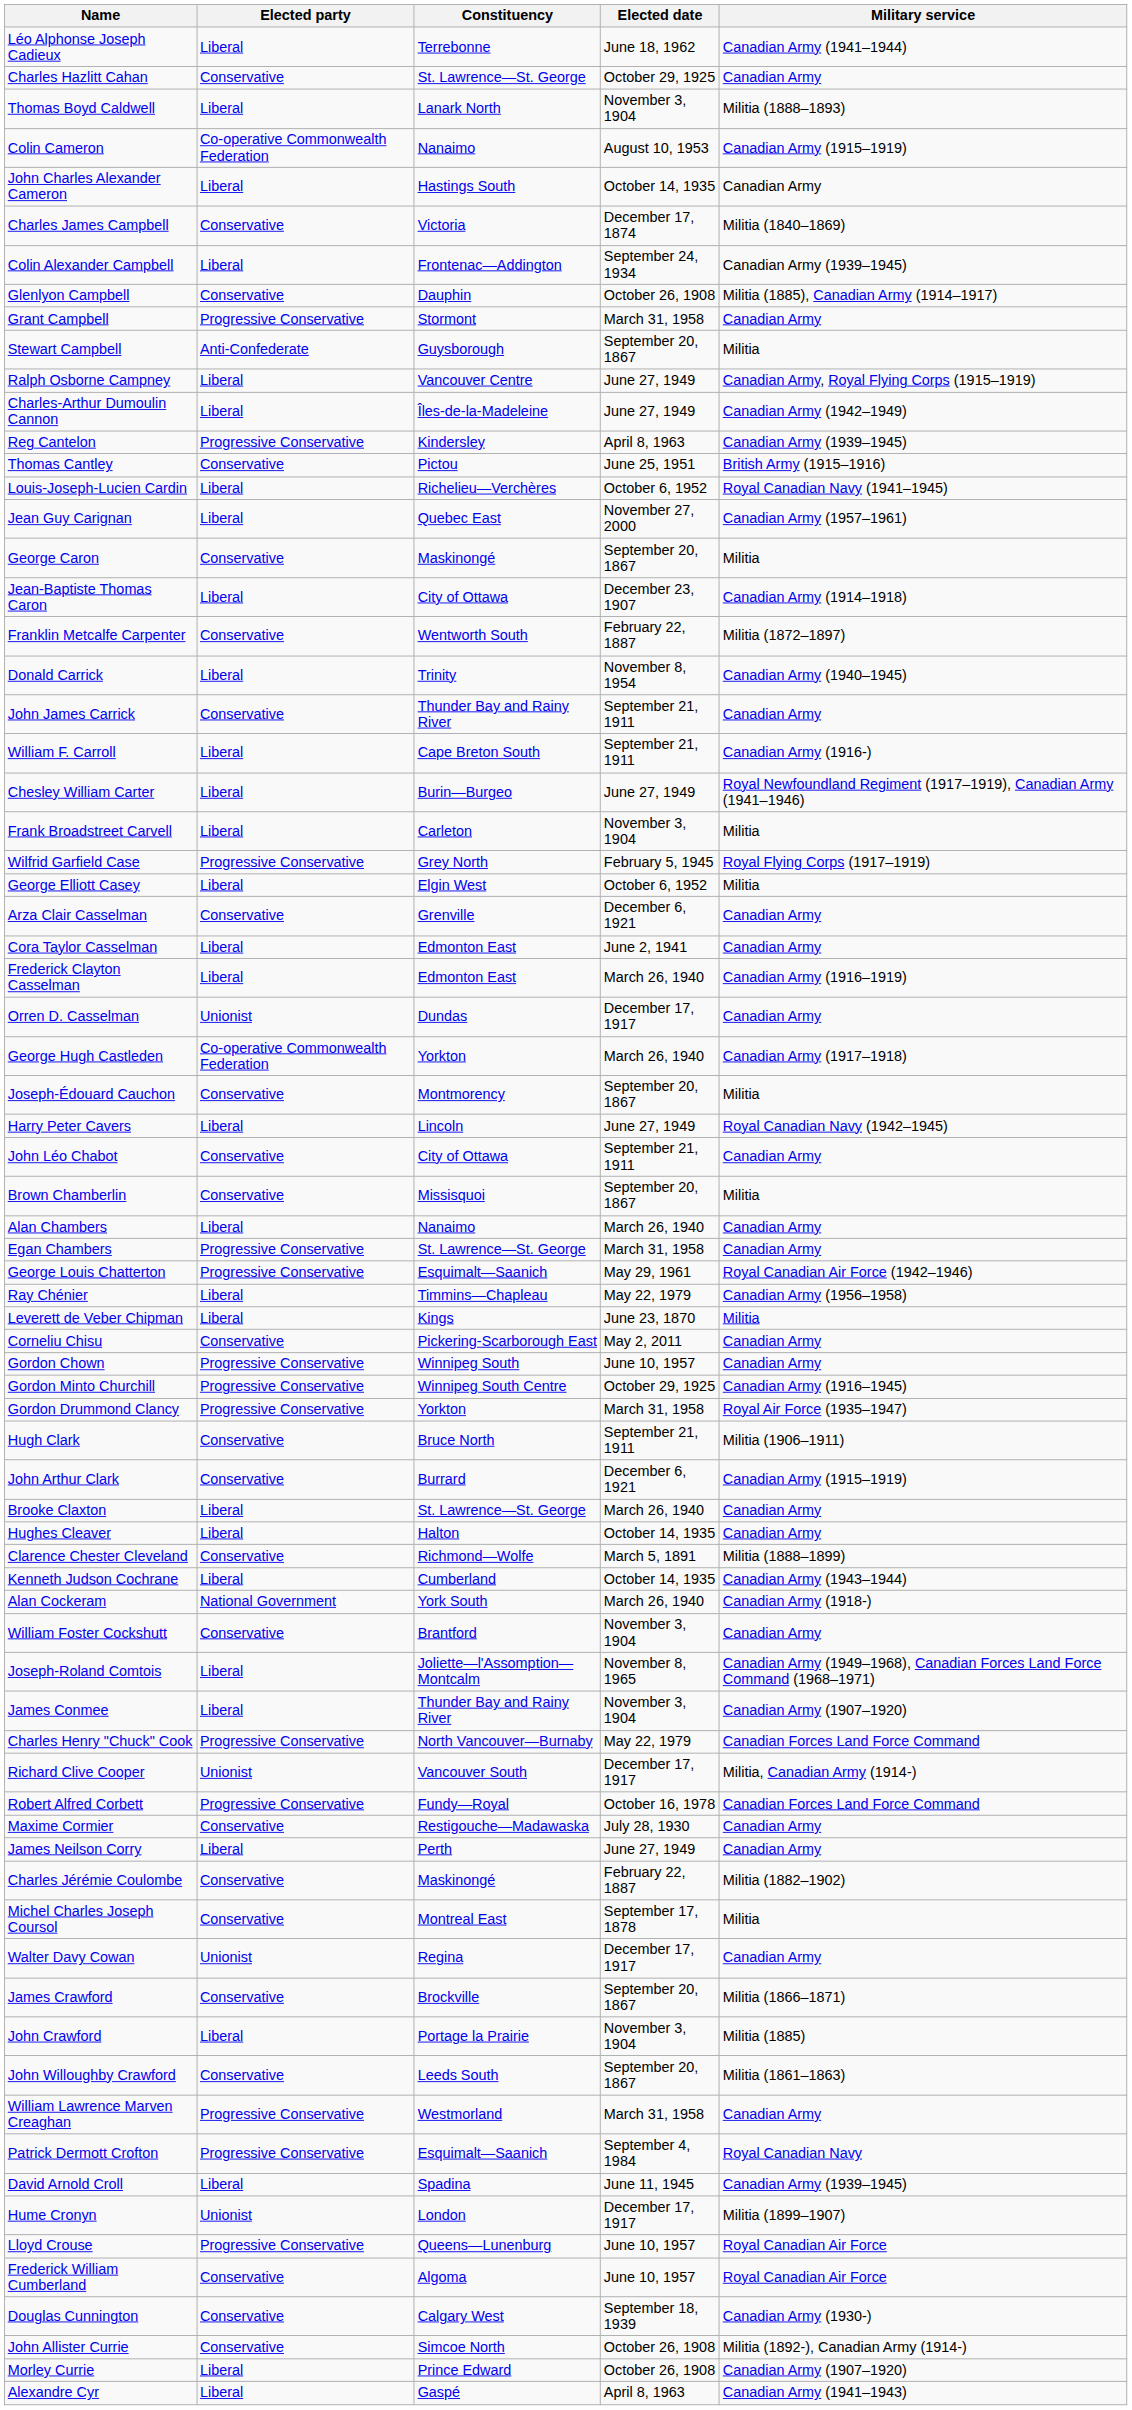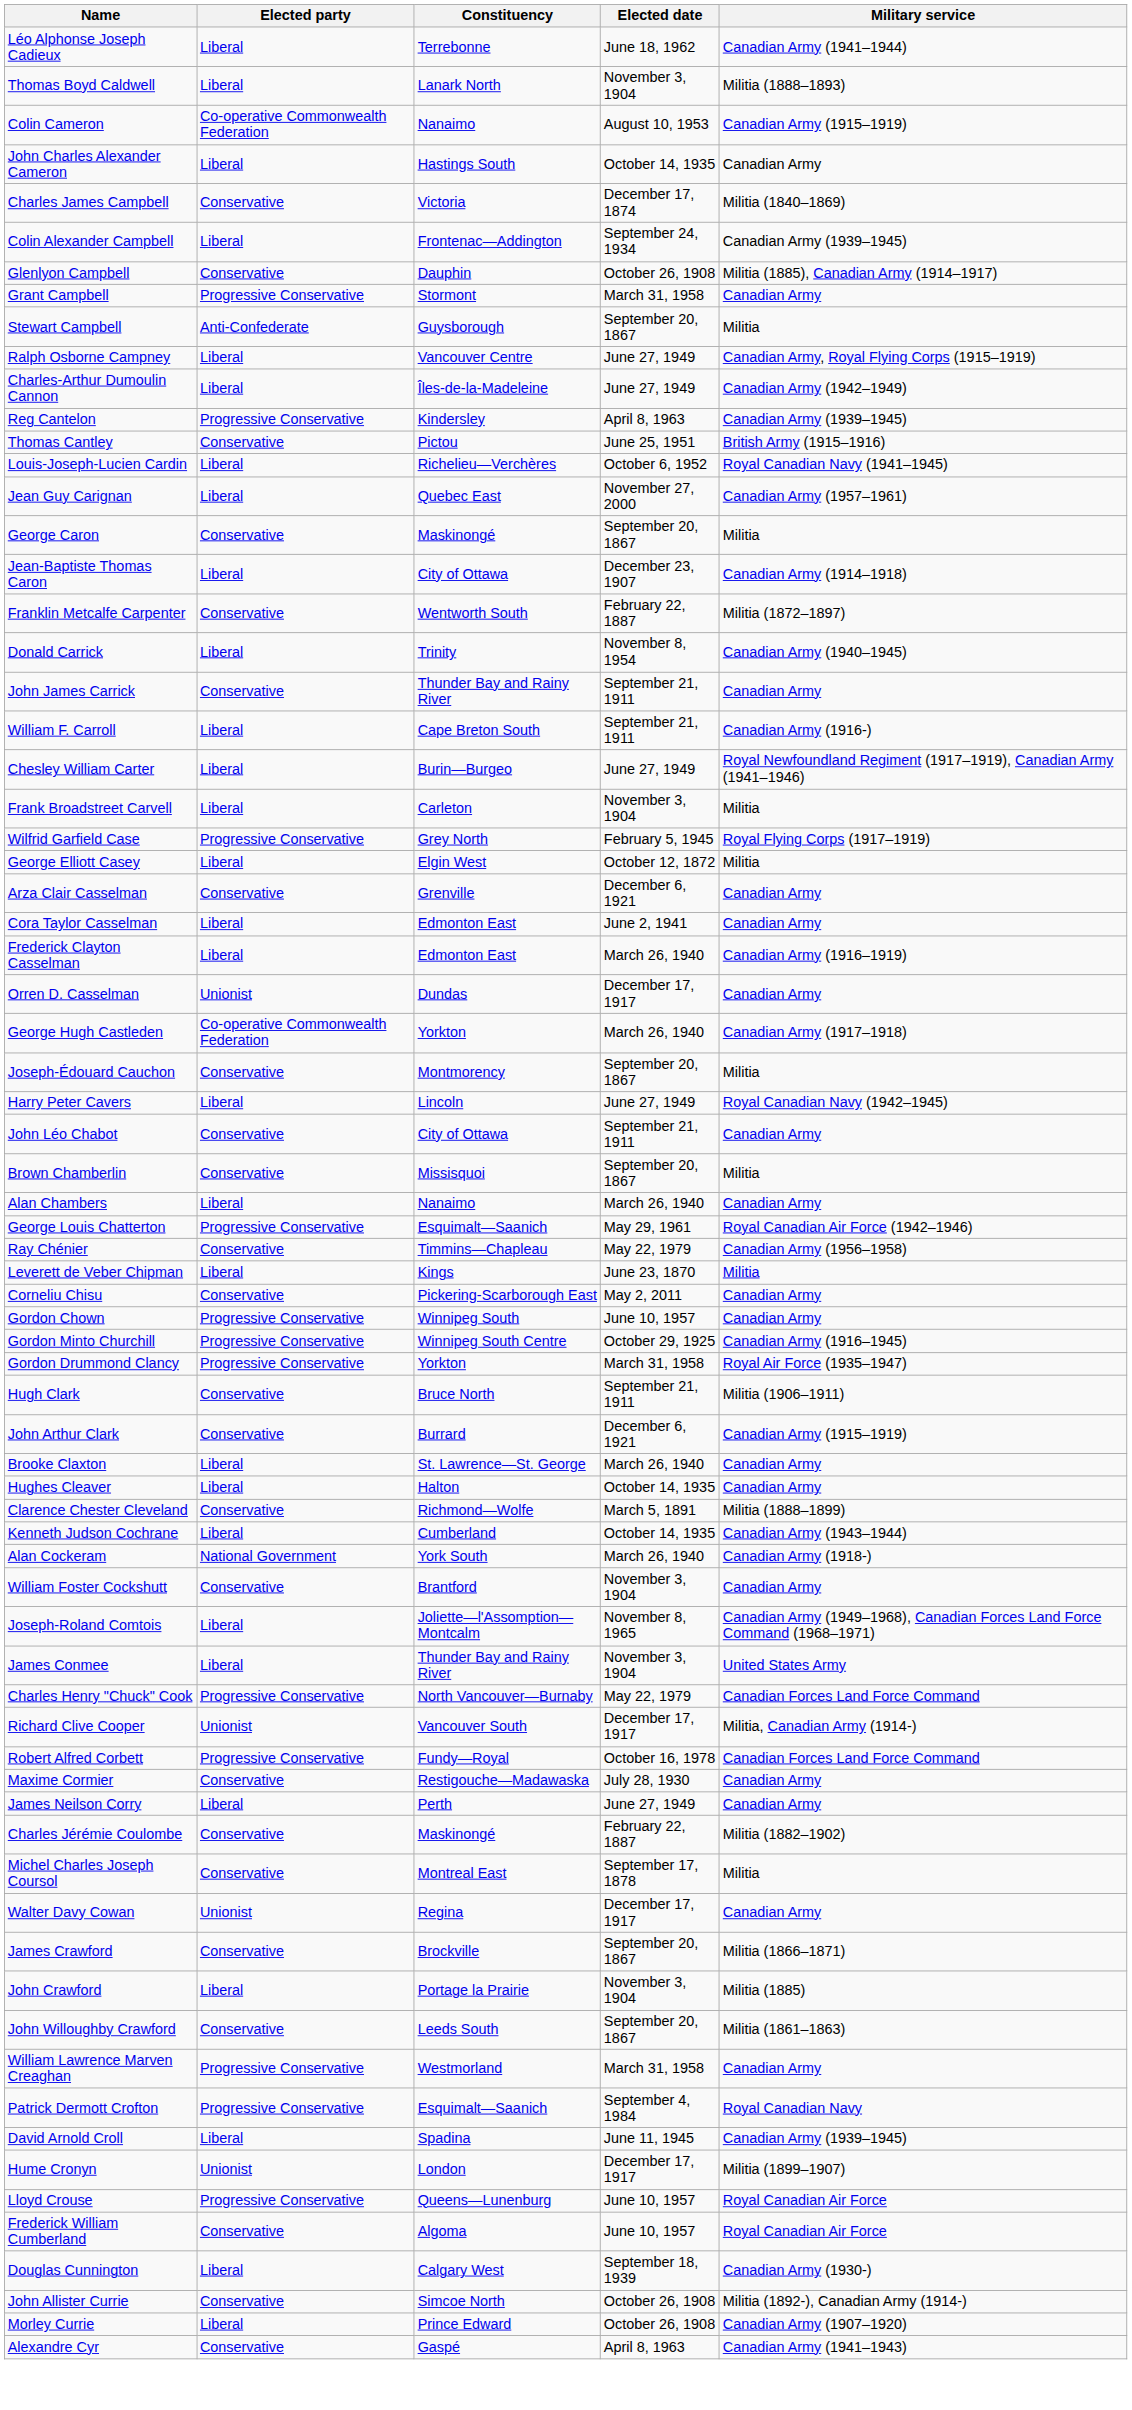- row: (78, 77)
(656, 885) October 6, 1952 -> (660, 862) October 12, 1872
- row: (60, 1249)
(222, 1295) Liberal -> (242, 1249) Conservative
(815, 1710) Canadian Army (1907–1920) -> (784, 1665) United States Army
(242, 2316) Conservative -> (222, 2270) Liberal
(222, 2392) Liberal -> (242, 2347) Conservative
